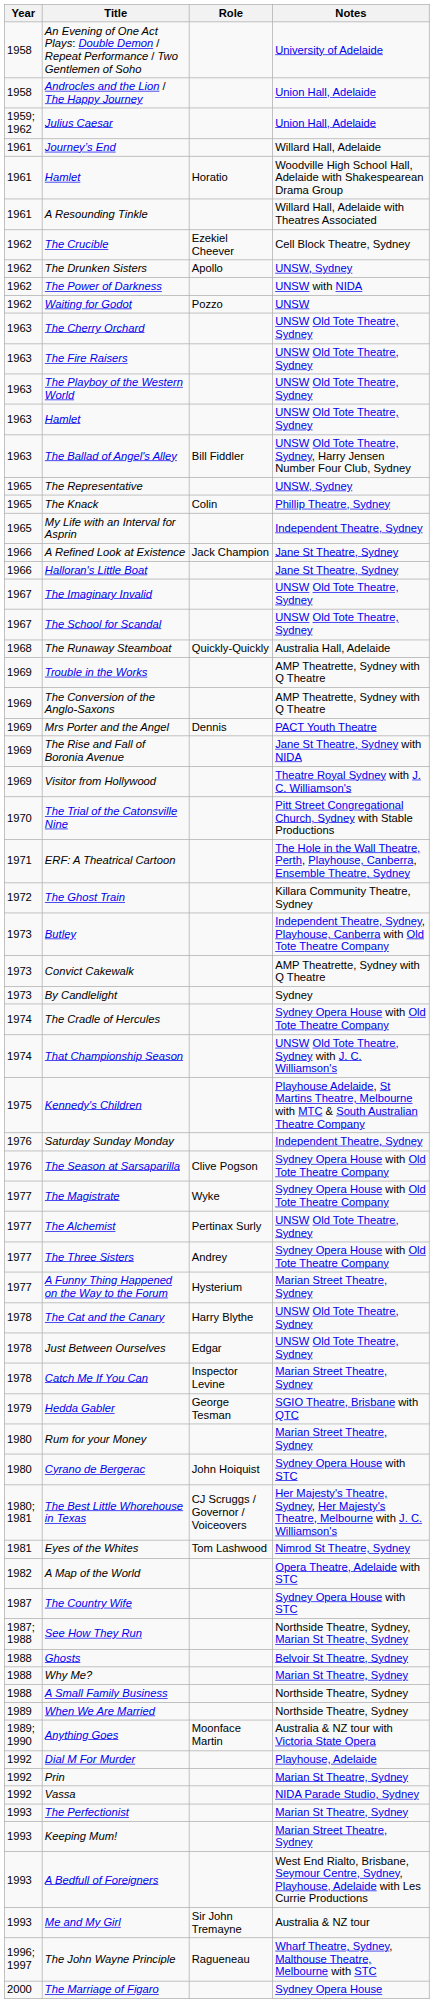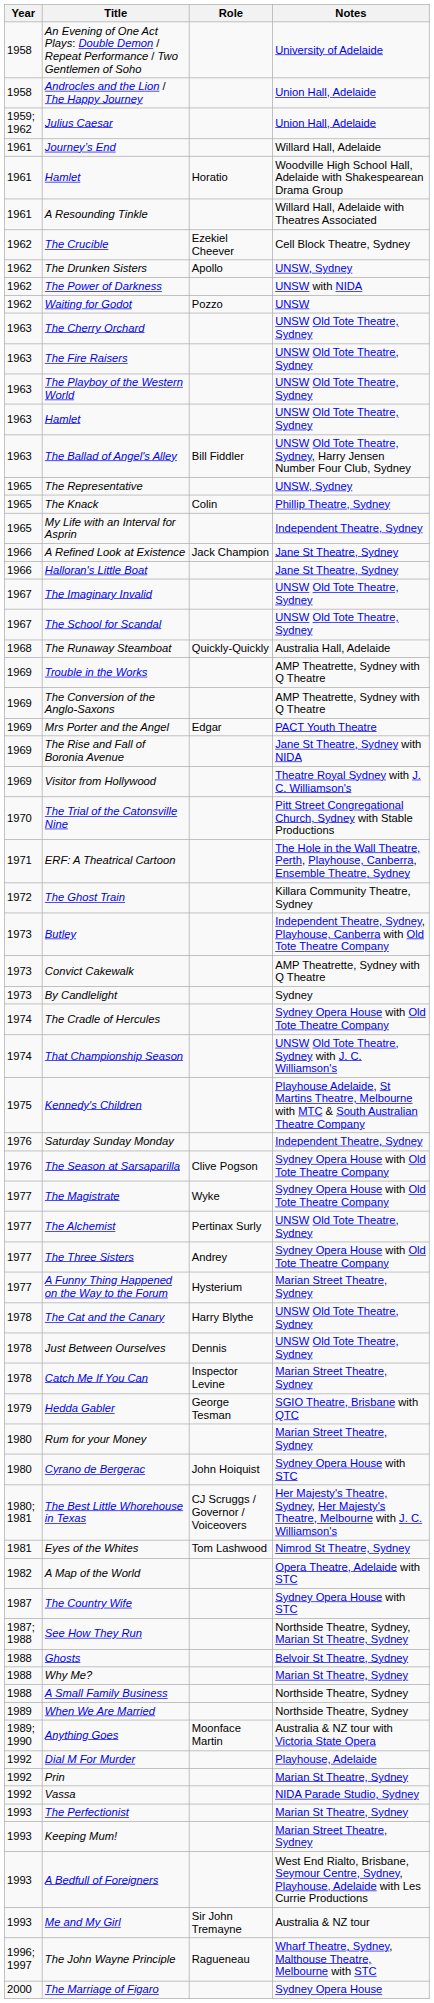(209, 727) Dennis -> (207, 727) Edgar
(207, 1348) Edgar -> (209, 1348) Dennis
